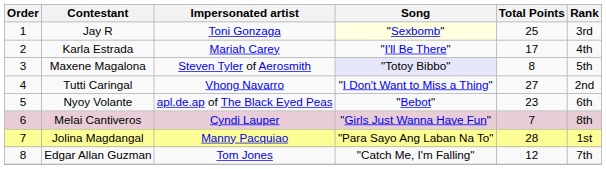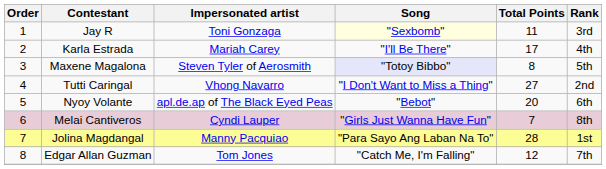(532, 31) 25 -> (532, 31) 11
(532, 102) 23 -> (532, 102) 20
